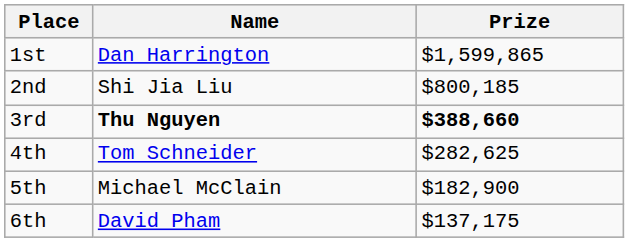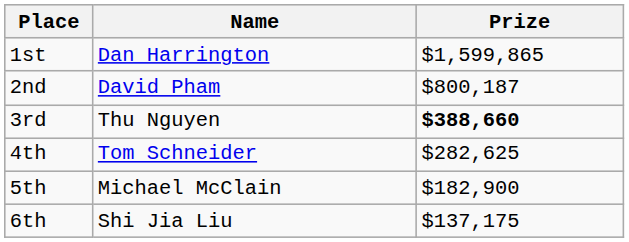(165, 88) Shi Jia Liu -> (159, 88) David Pham
(471, 88) $800,185 -> (471, 88) $800,187
(159, 121) bold -> (159, 121) normal
(159, 221) David Pham -> (165, 221) Shi Jia Liu
